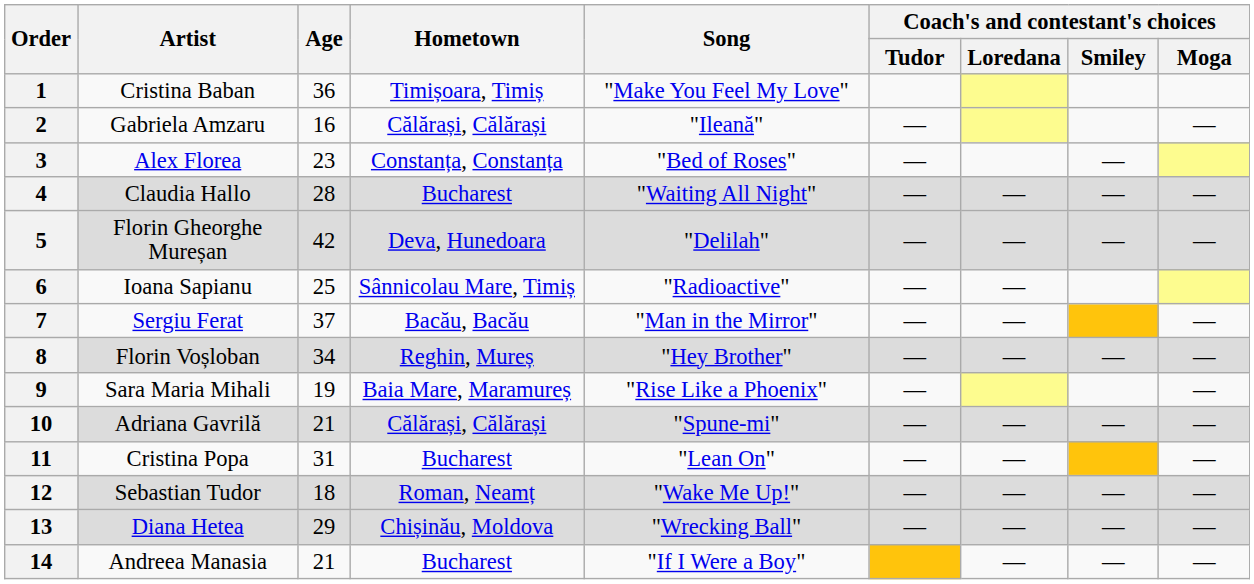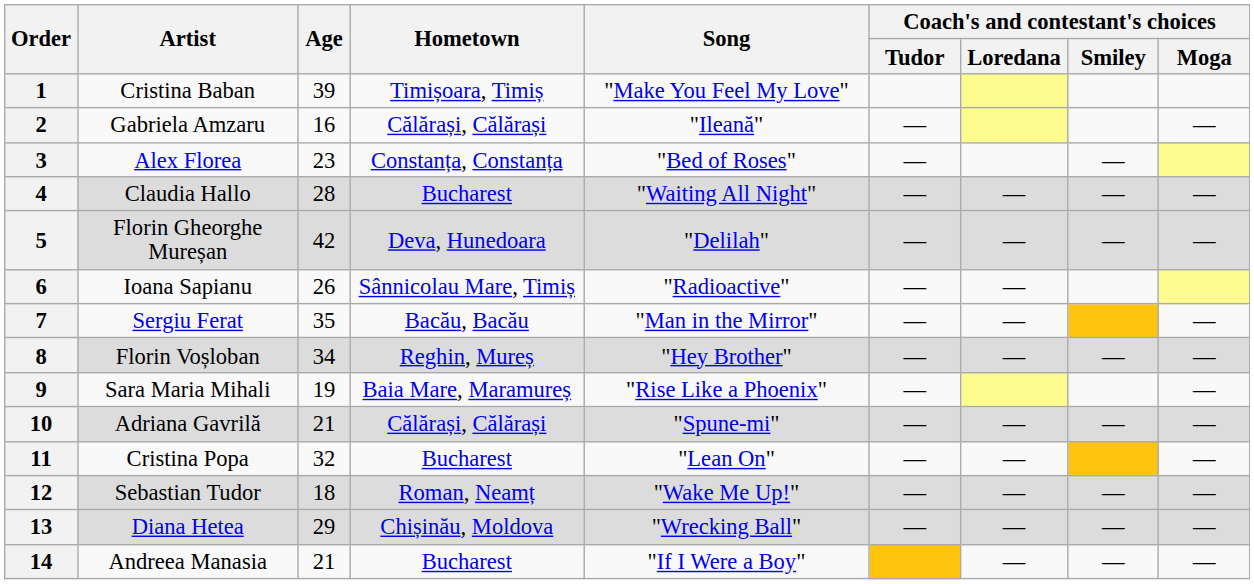(324, 91) 36 -> (324, 91) 39
(324, 286) 25 -> (324, 286) 26
(324, 321) 37 -> (324, 321) 35
(324, 458) 31 -> (324, 458) 32
